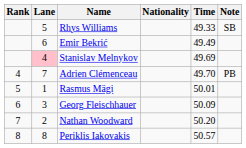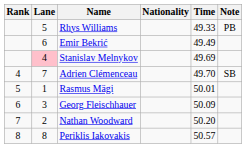(230, 27) SB -> (230, 27) PB
(230, 74) PB -> (230, 74) SB
